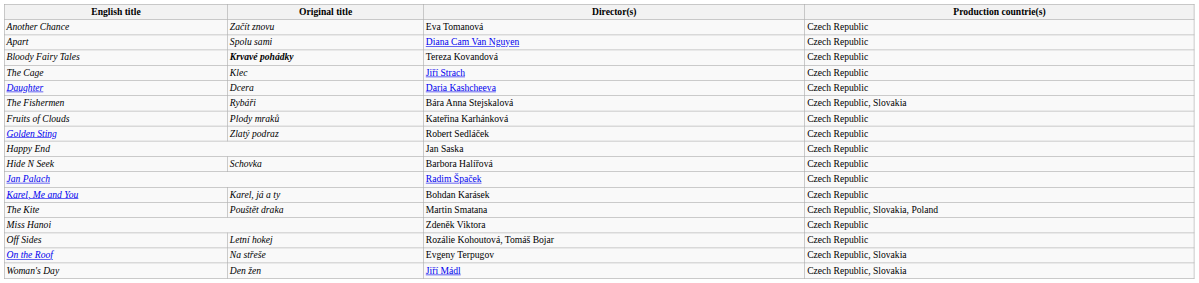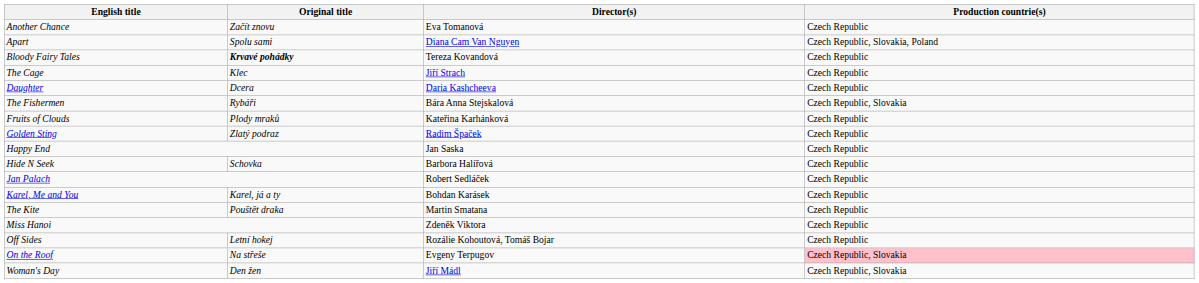(838, 42) Czech Republic -> (873, 42) Czech Republic, Slovakia, Poland
(457, 133) Robert Sedláček -> (454, 133) Radim Špaček
(454, 179) Radim Špaček -> (457, 179) Robert Sedláček
(873, 210) Czech Republic, Slovakia, Poland -> (838, 210) Czech Republic
(857, 255) no background -> (857, 255) pink background
